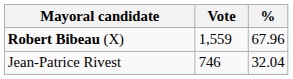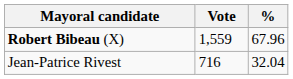(210, 62) 746 -> (210, 62) 716
